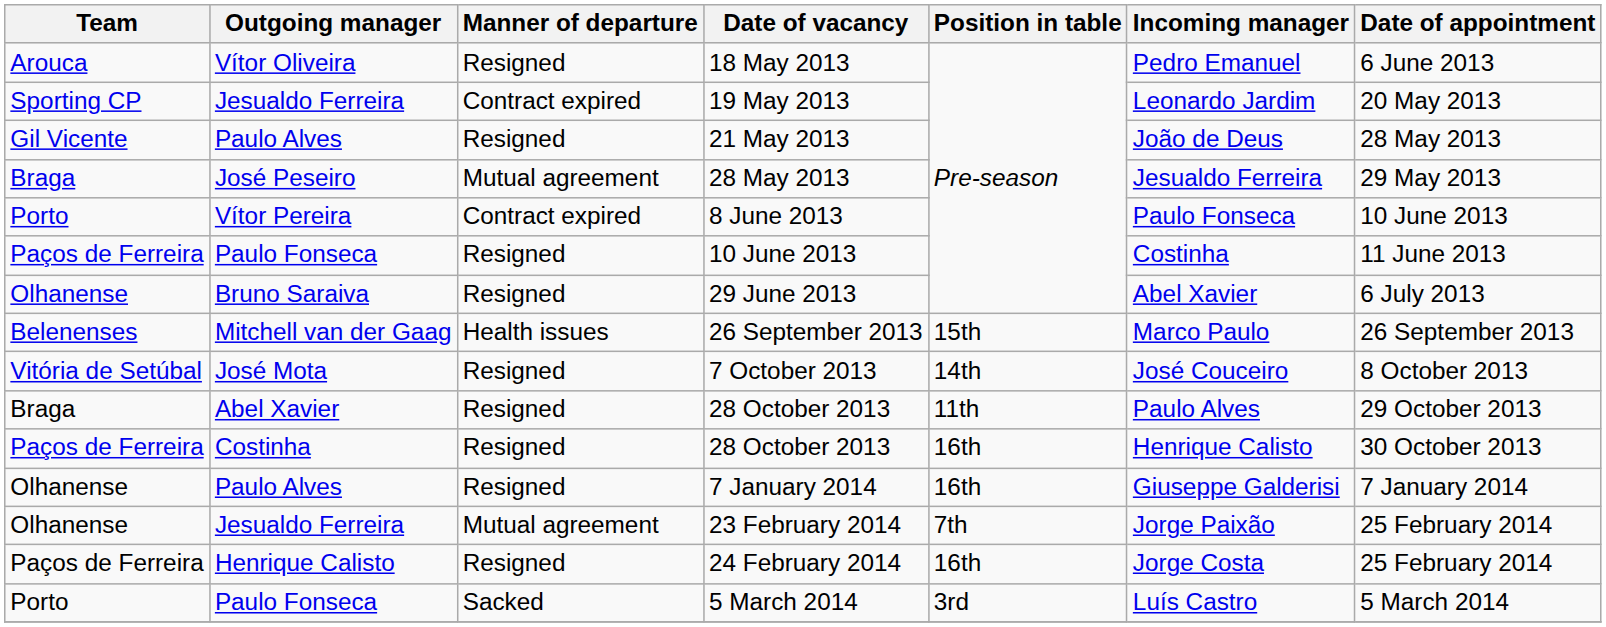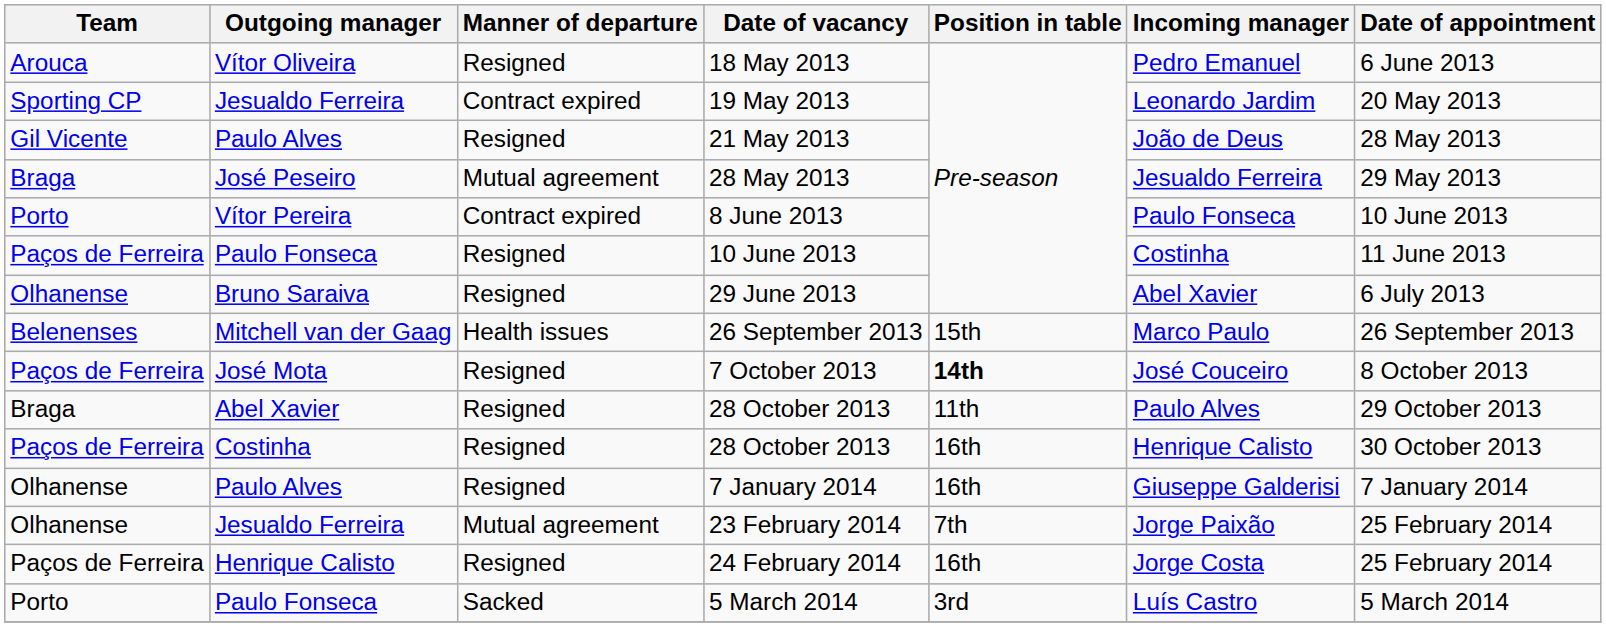(106, 370) Vitória de Setúbal -> (107, 370) Paços de Ferreira
(958, 370) normal -> (959, 370) bold
